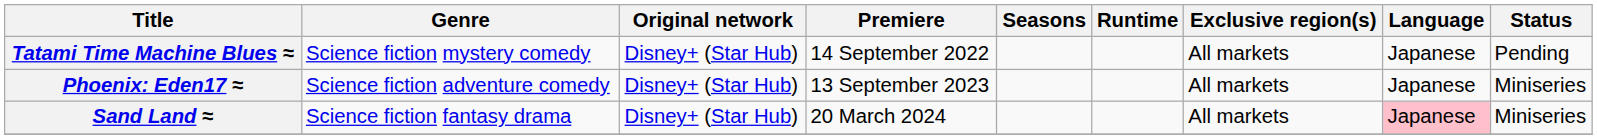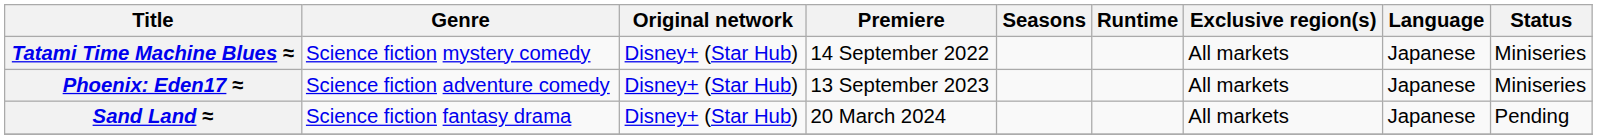(1532, 52) Pending -> (1540, 52) Miniseries
(1432, 117) pink background -> (1432, 117) no background
(1540, 117) Miniseries -> (1532, 117) Pending
